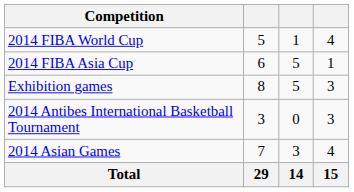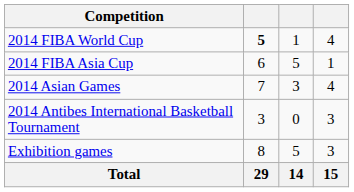(261, 39) normal -> (261, 39) bold
rows swapped: (64, 151) <-> (60, 87)
